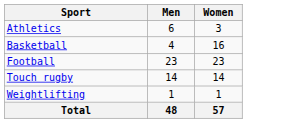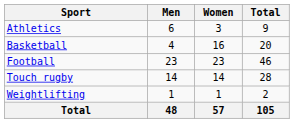+ column: (266, 13)
